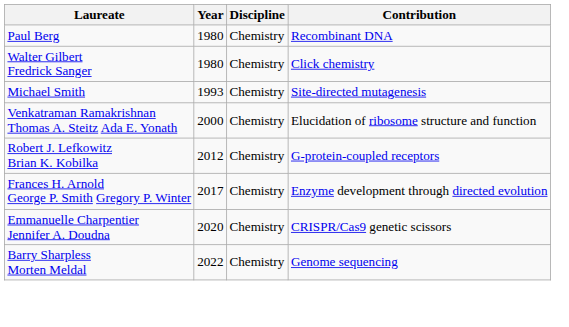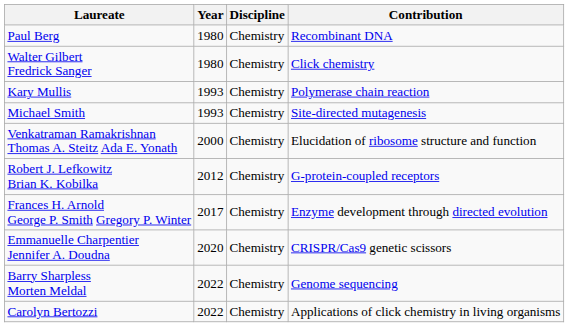+ row: (39, 92)
+ row: (52, 311)
